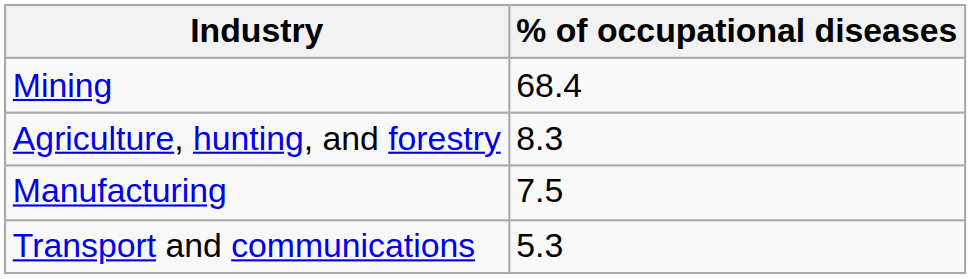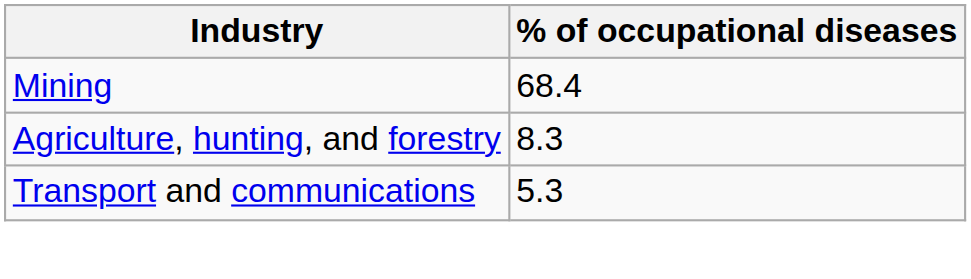- row: (120, 191)
